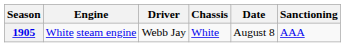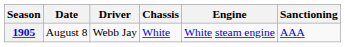columns swapped: (254, 14) <-> (91, 14)
